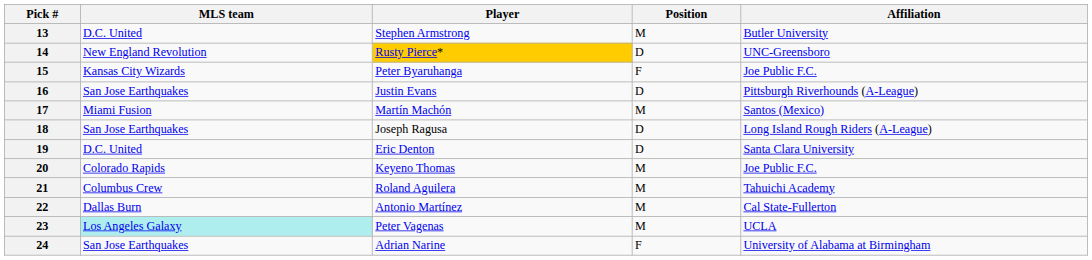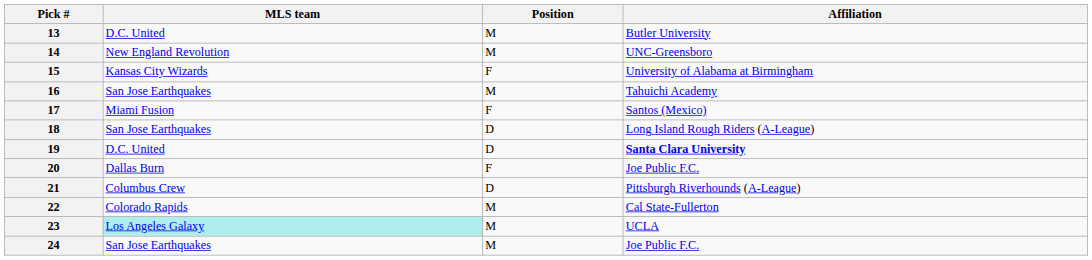- column: (502, 14)
(640, 52) D -> (491, 52) M
(780, 71) Joe Public F.C. -> (719, 71) University of Alabama at Birmingham
(640, 91) D -> (491, 91) M
(831, 91) Pittsburgh Riverhounds (A-League) -> (671, 91) Tahuichi Academy
(641, 110) M -> (489, 110) F
(799, 149) normal -> (686, 149) bold
(124, 168) Colorado Rapids -> (135, 168) Dallas Burn
(641, 168) M -> (489, 168) F
(641, 187) M -> (490, 187) D
(789, 187) Tahuichi Academy -> (713, 187) Pittsburgh Riverhounds (A-League)
(112, 206) Dallas Burn -> (147, 206) Colorado Rapids
(639, 245) F -> (491, 245) M
(837, 245) University of Alabama at Birmingham -> (663, 245) Joe Public F.C.
